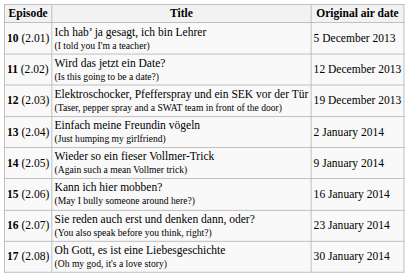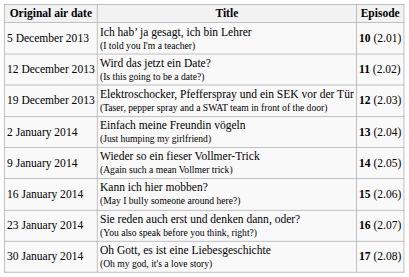columns swapped: (28, 13) <-> (357, 13)
